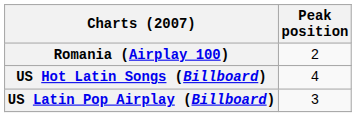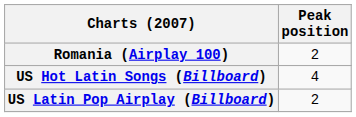(315, 100) 3 -> (315, 100) 2
